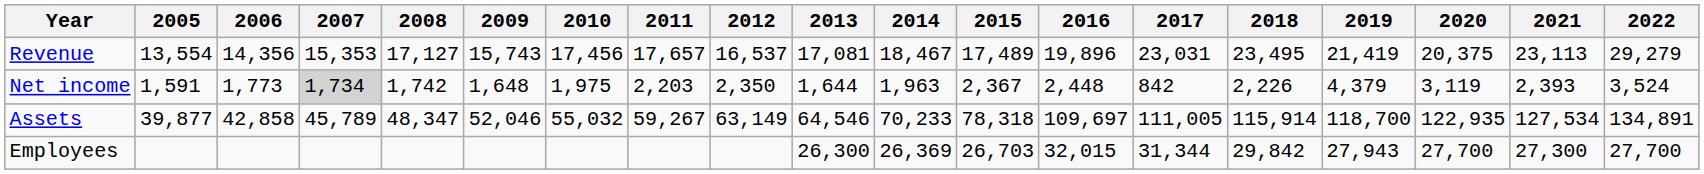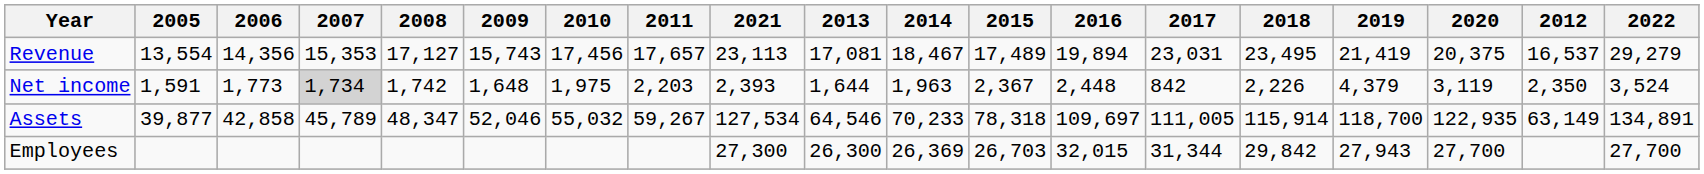columns swapped: (751, 21) <-> (1557, 21)
(1080, 54) 19,896 -> (1092, 54) 19,894
